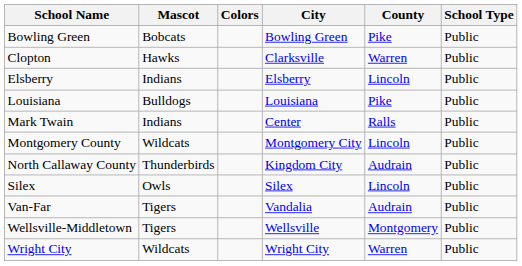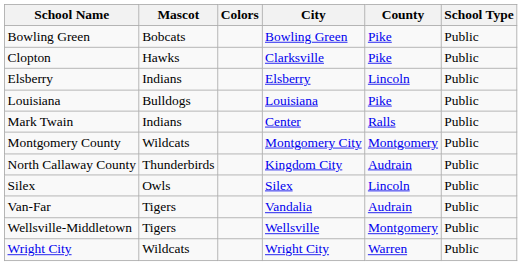(387, 57) Warren -> (380, 57) Pike
(389, 143) Lincoln -> (403, 143) Montgomery
